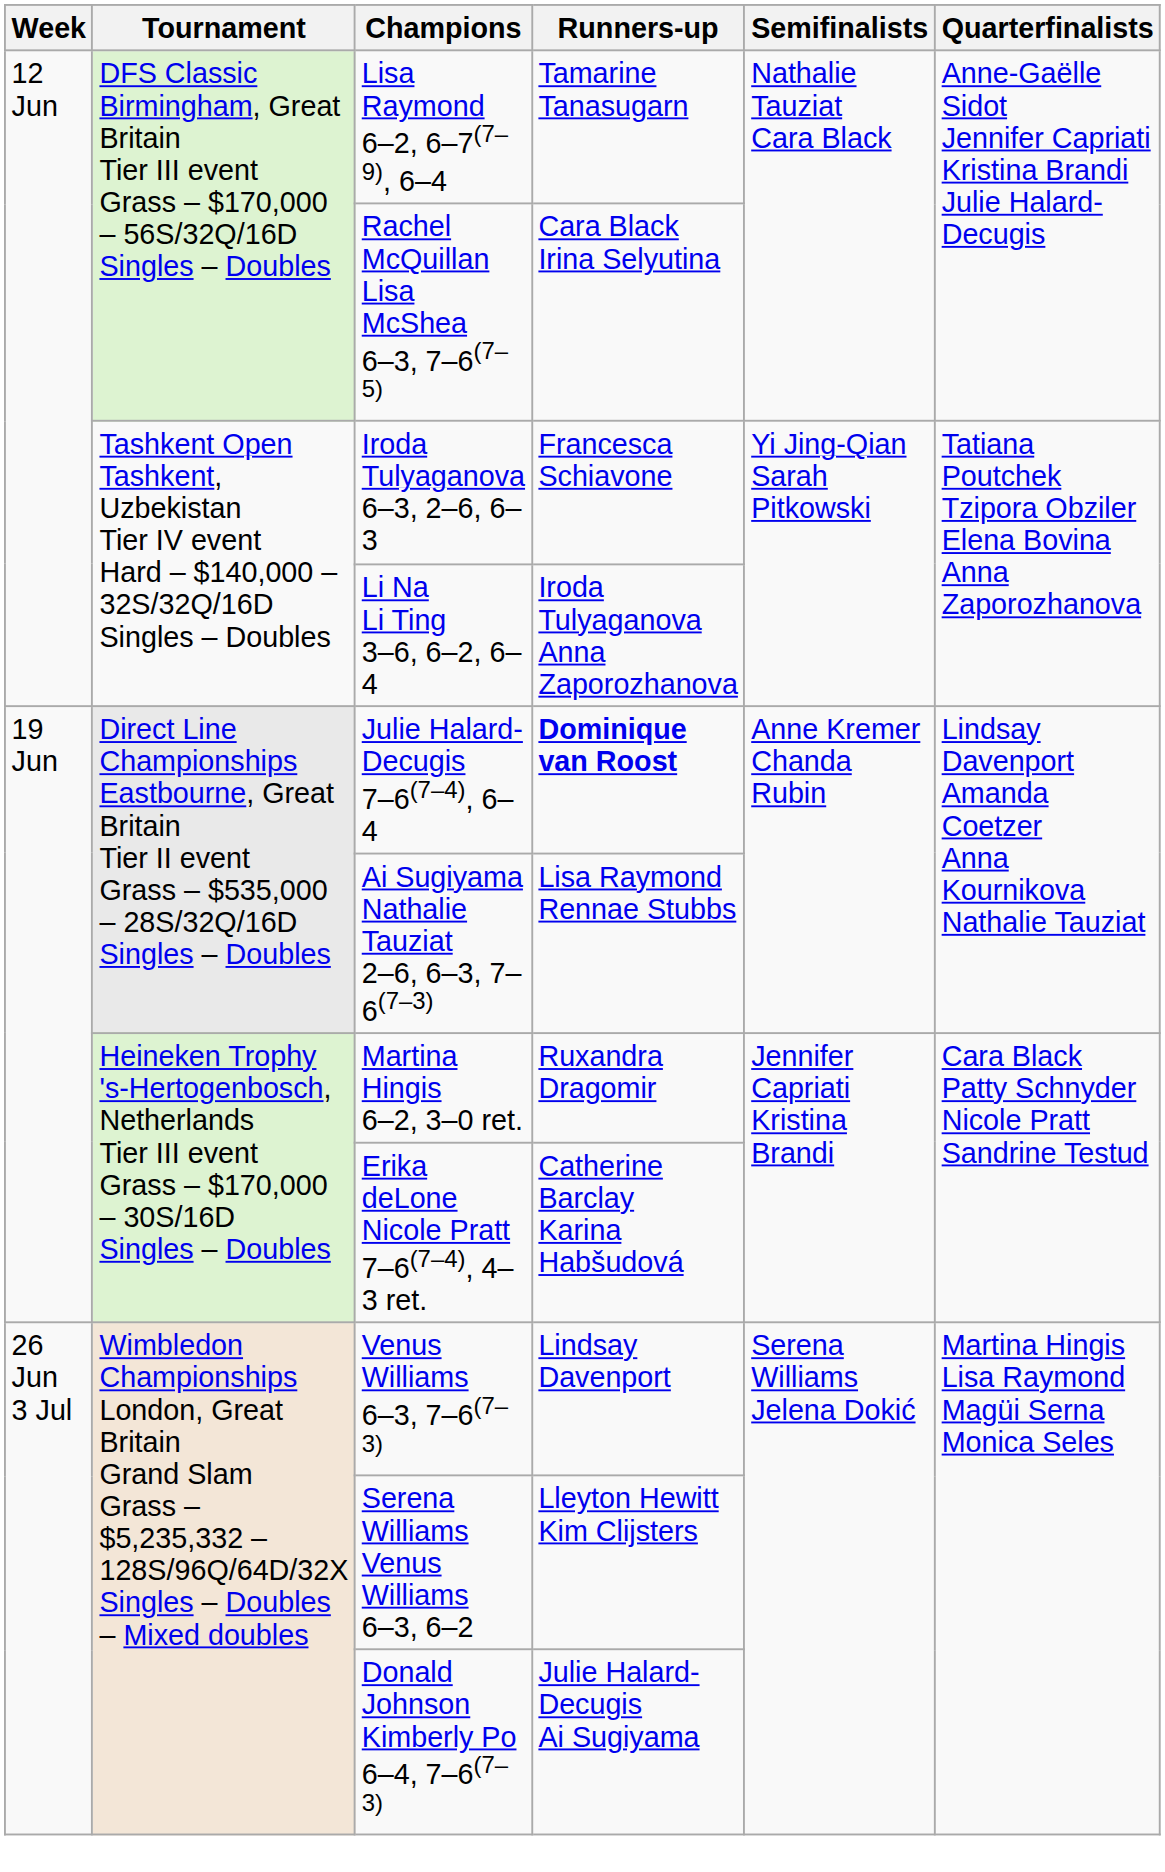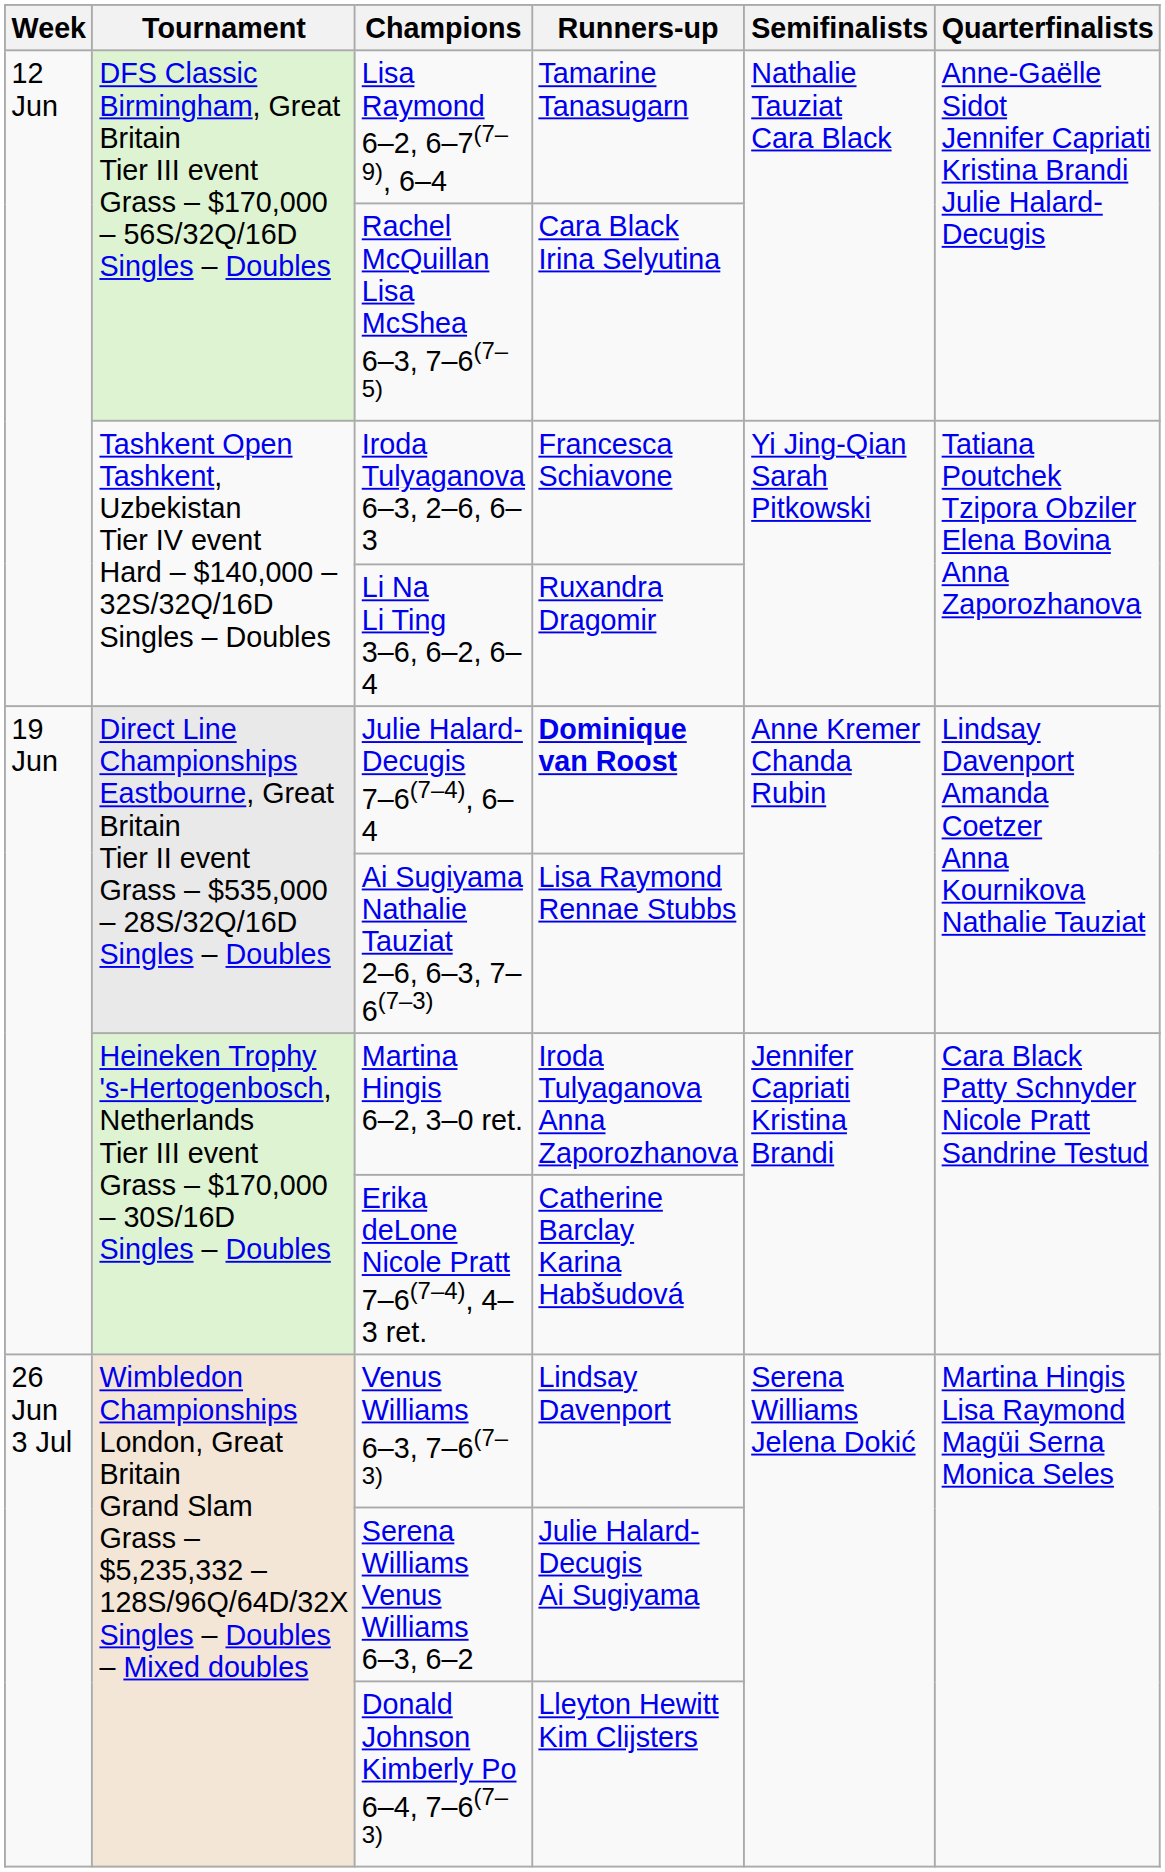(638, 635) Iroda Tulyaganova Anna Zaporozhanova -> (601, 602) Ruxandra Dragomir
(601, 1072) Ruxandra Dragomir -> (638, 1104) Iroda Tulyaganova Anna Zaporozhanova
(629, 1515) Lleyton Hewitt Kim Clijsters -> (619, 1563) Julie Halard-Decugis Ai Sugiyama
(619, 1705) Julie Halard-Decugis Ai Sugiyama -> (629, 1721) Lleyton Hewitt Kim Clijsters
